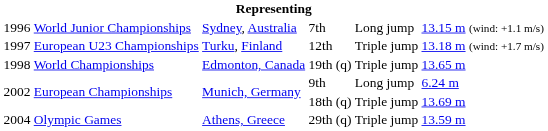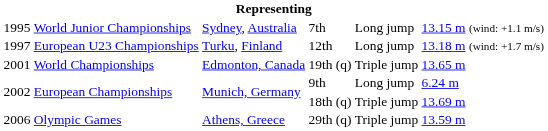(17, 27) 1996 -> (17, 27) 1995
(386, 46) Triple jump -> (384, 46) Long jump
(17, 64) 1998 -> (17, 64) 2001
(17, 120) 2004 -> (17, 120) 2006
